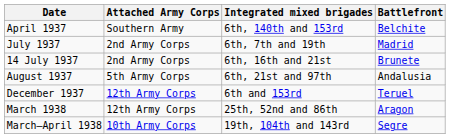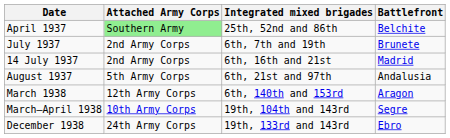(145, 29) no background -> (145, 29) lightgreen background
(284, 29) 6th, 140th and 153rd -> (281, 29) 25th, 52nd and 86th
(396, 45) Madrid -> (399, 45) Brunete
(399, 61) Brunete -> (396, 61) Madrid
- row: (45, 93)
(281, 109) 25th, 52nd and 86th -> (284, 93) 6th, 140th and 153rd
+ row: (45, 125)
